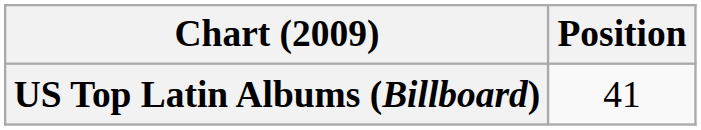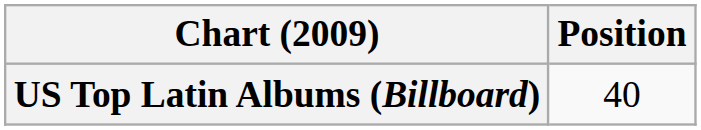(622, 93) 41 -> (622, 93) 40
